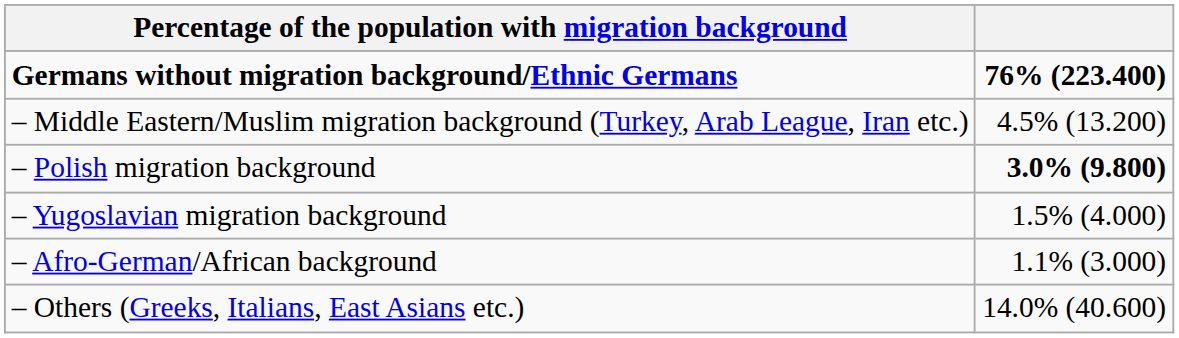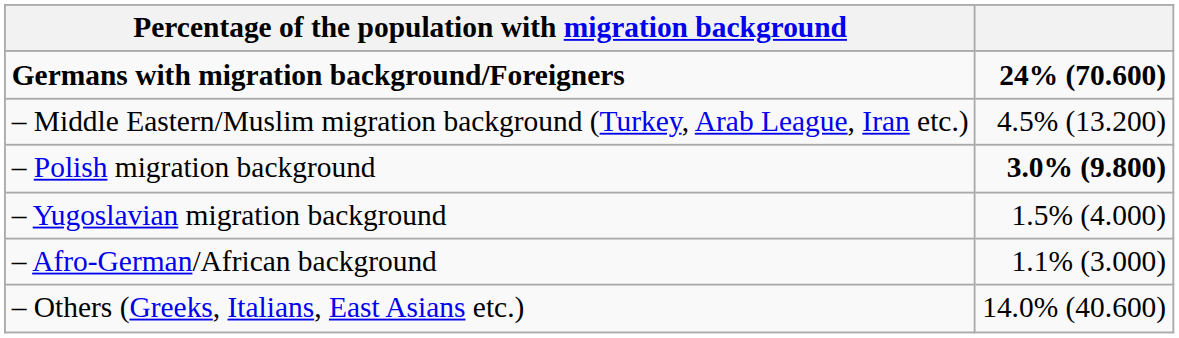- row: (375, 74)
+ row: (318, 74)
